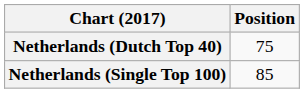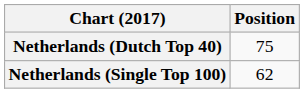(265, 74) 85 -> (265, 74) 62
